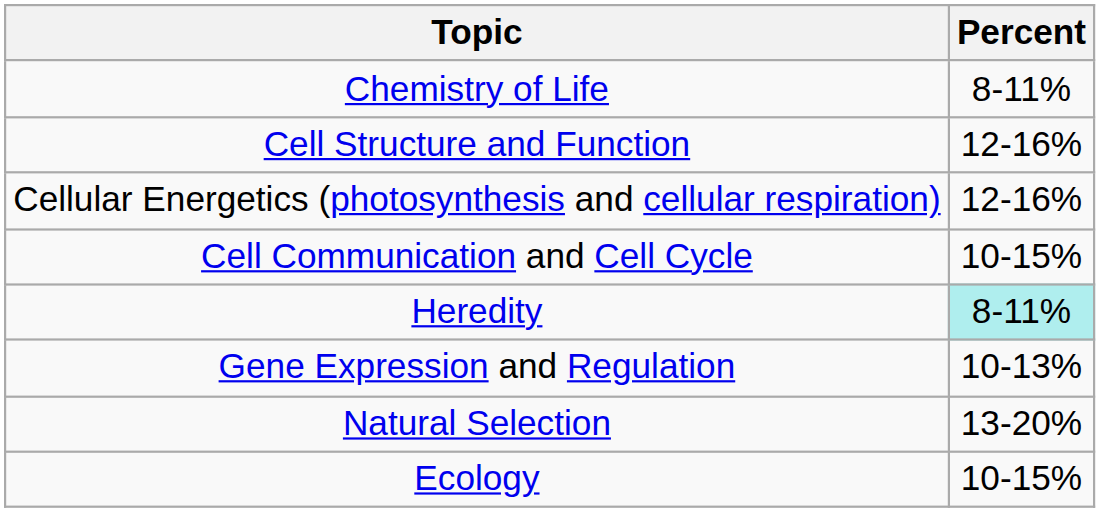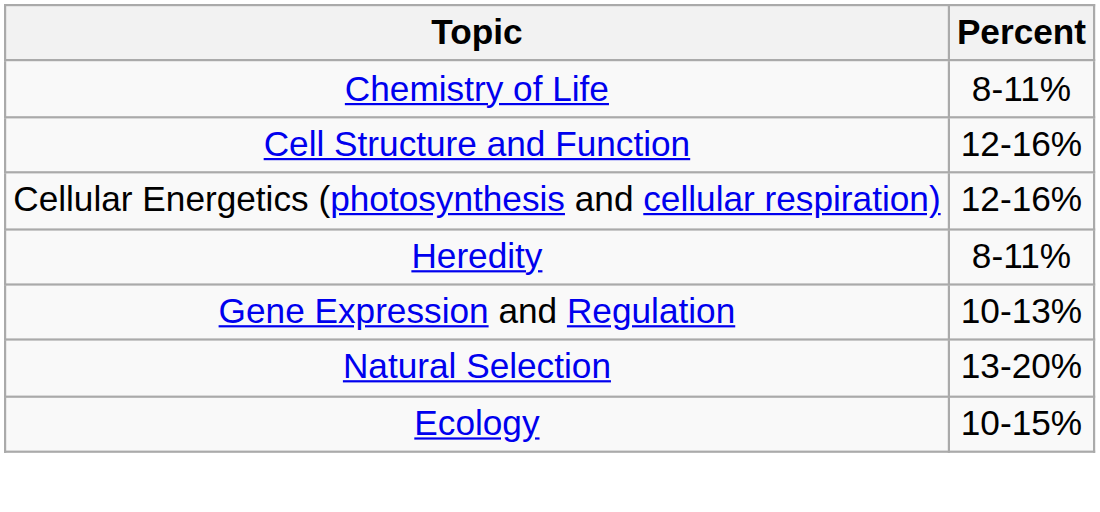- row: (477, 255)
(1021, 311) paleturquoise background -> (1021, 255) no background
